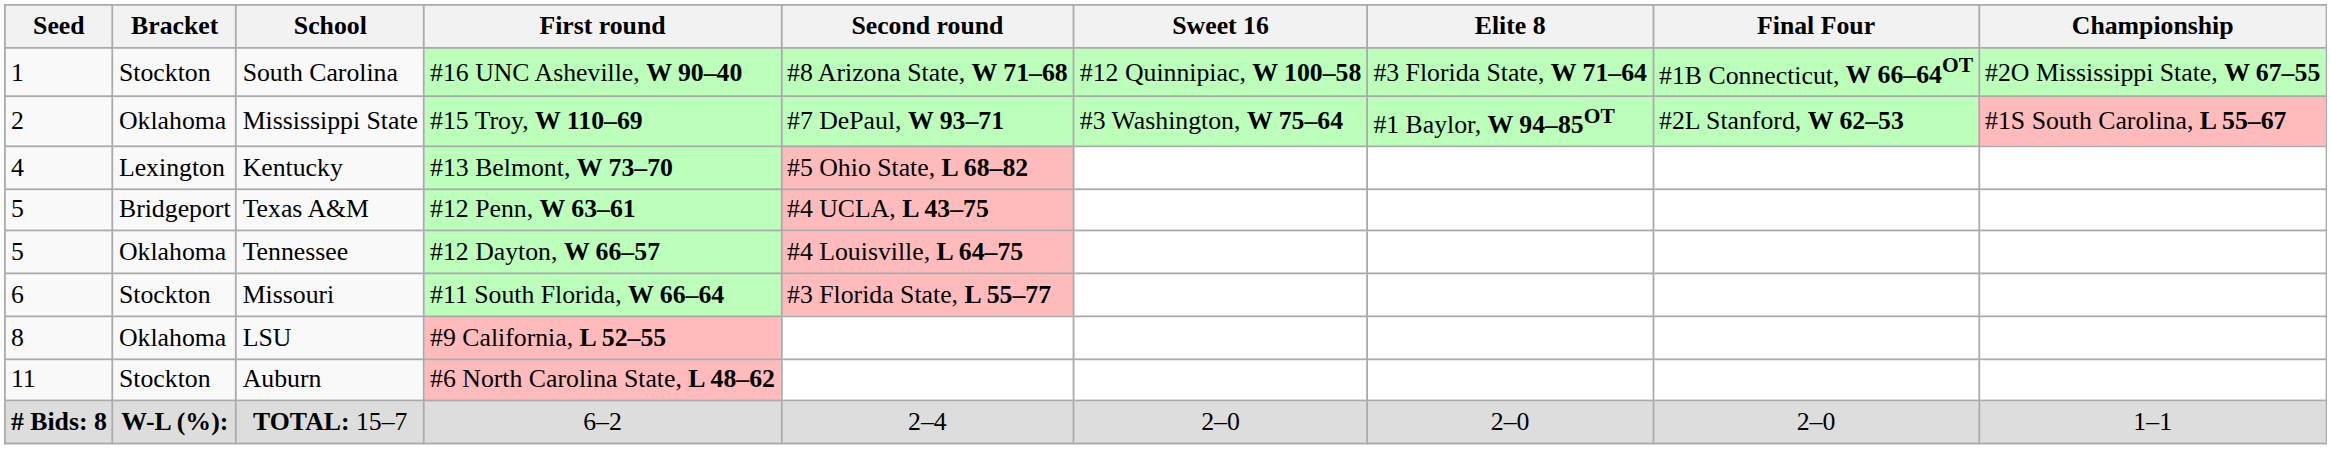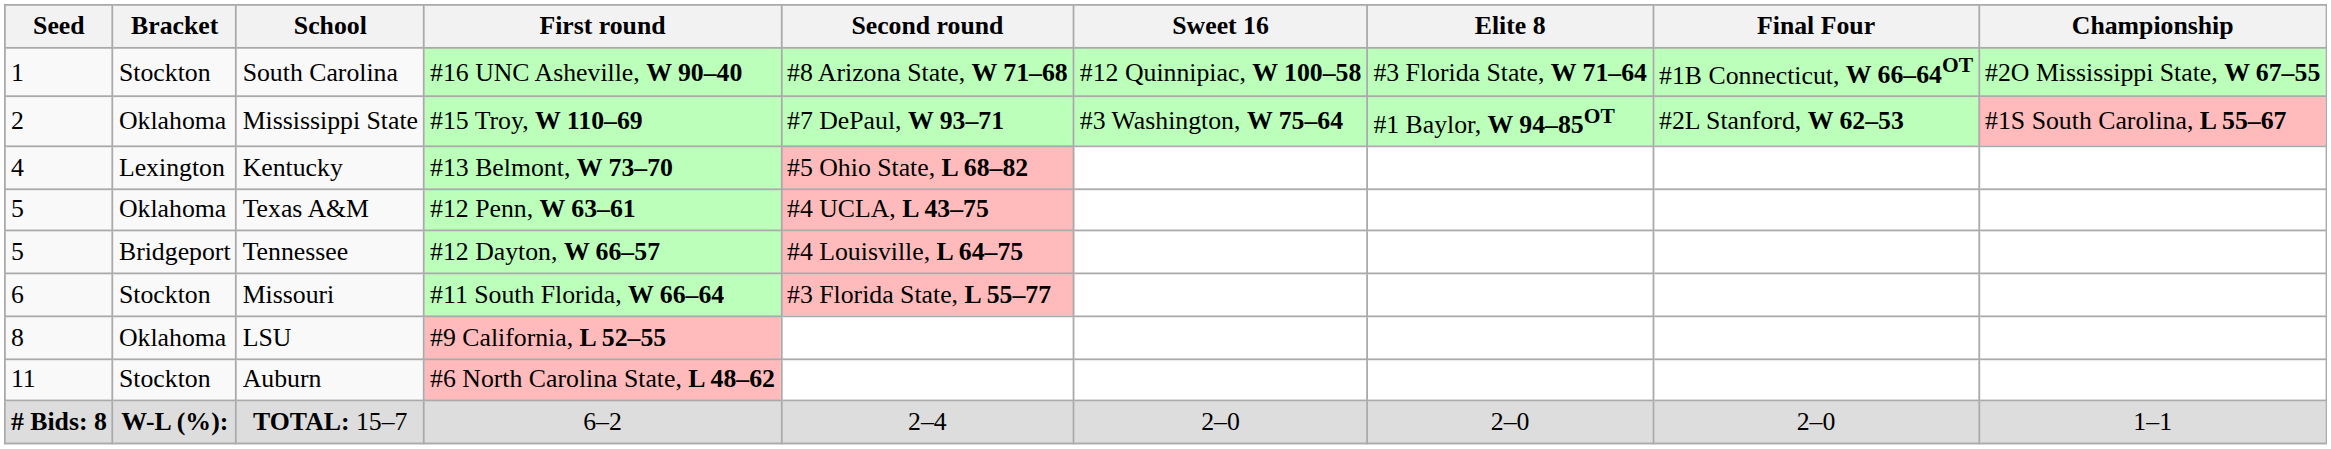(175, 209) Bridgeport -> (173, 209) Oklahoma
(173, 252) Oklahoma -> (175, 252) Bridgeport
